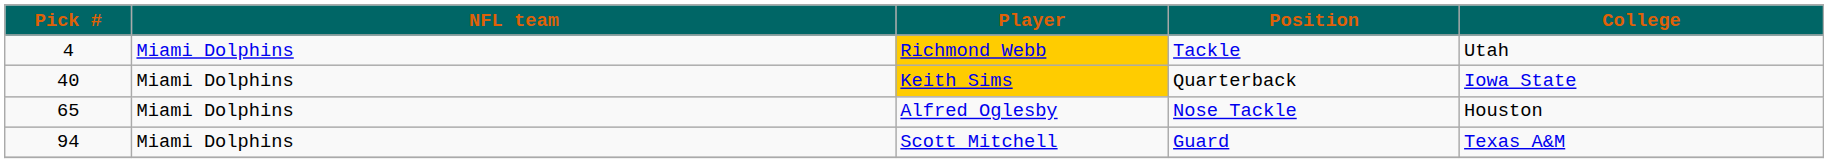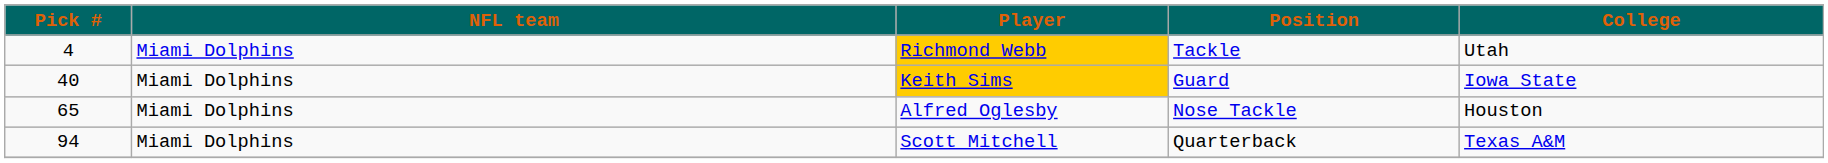(1235, 81) Quarterback -> (1201, 81) Guard
(1201, 142) Guard -> (1235, 142) Quarterback
